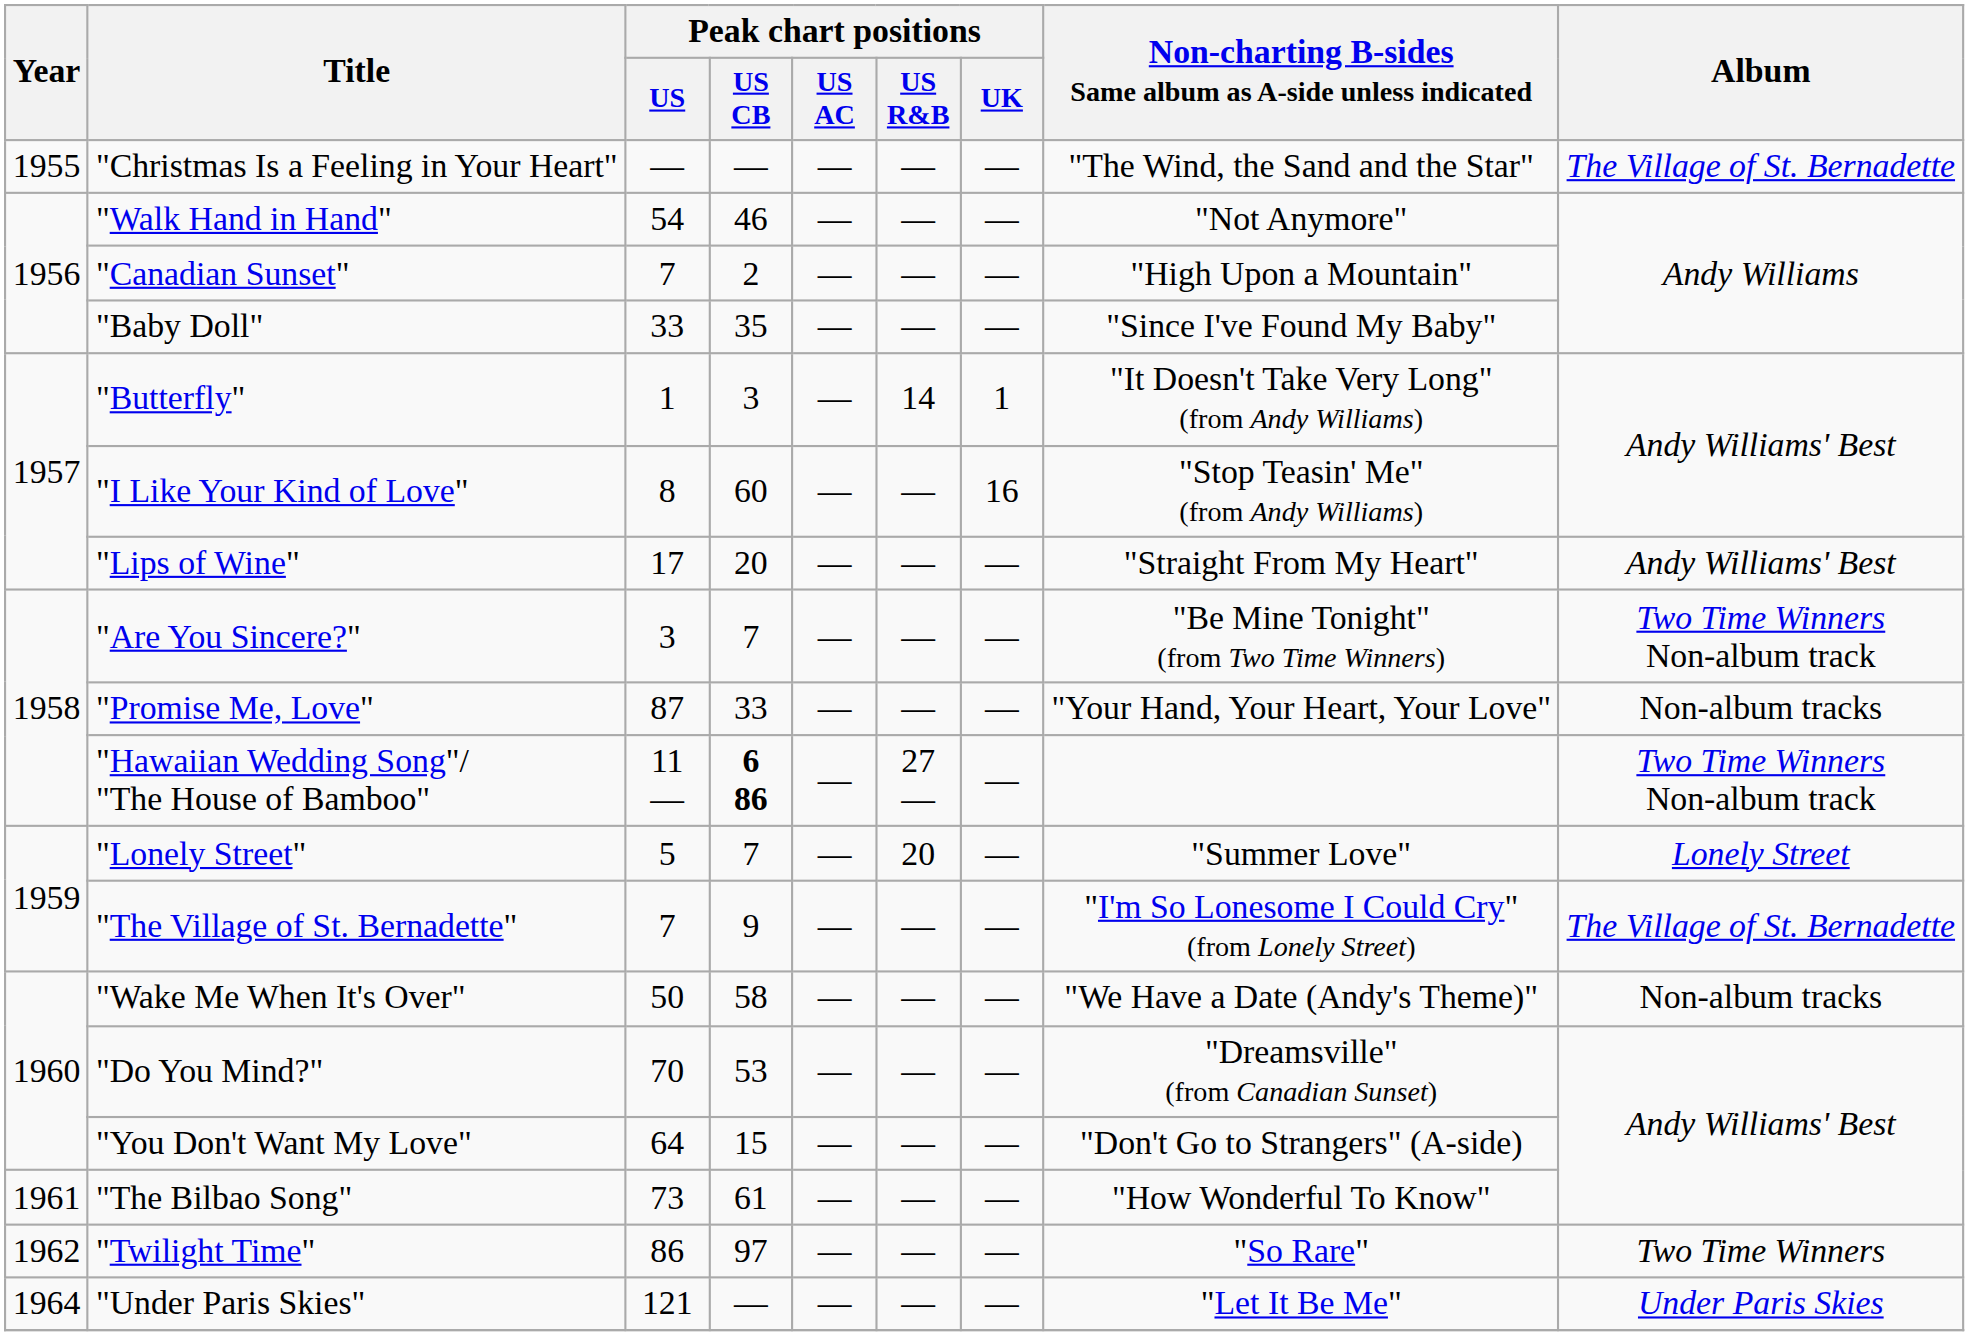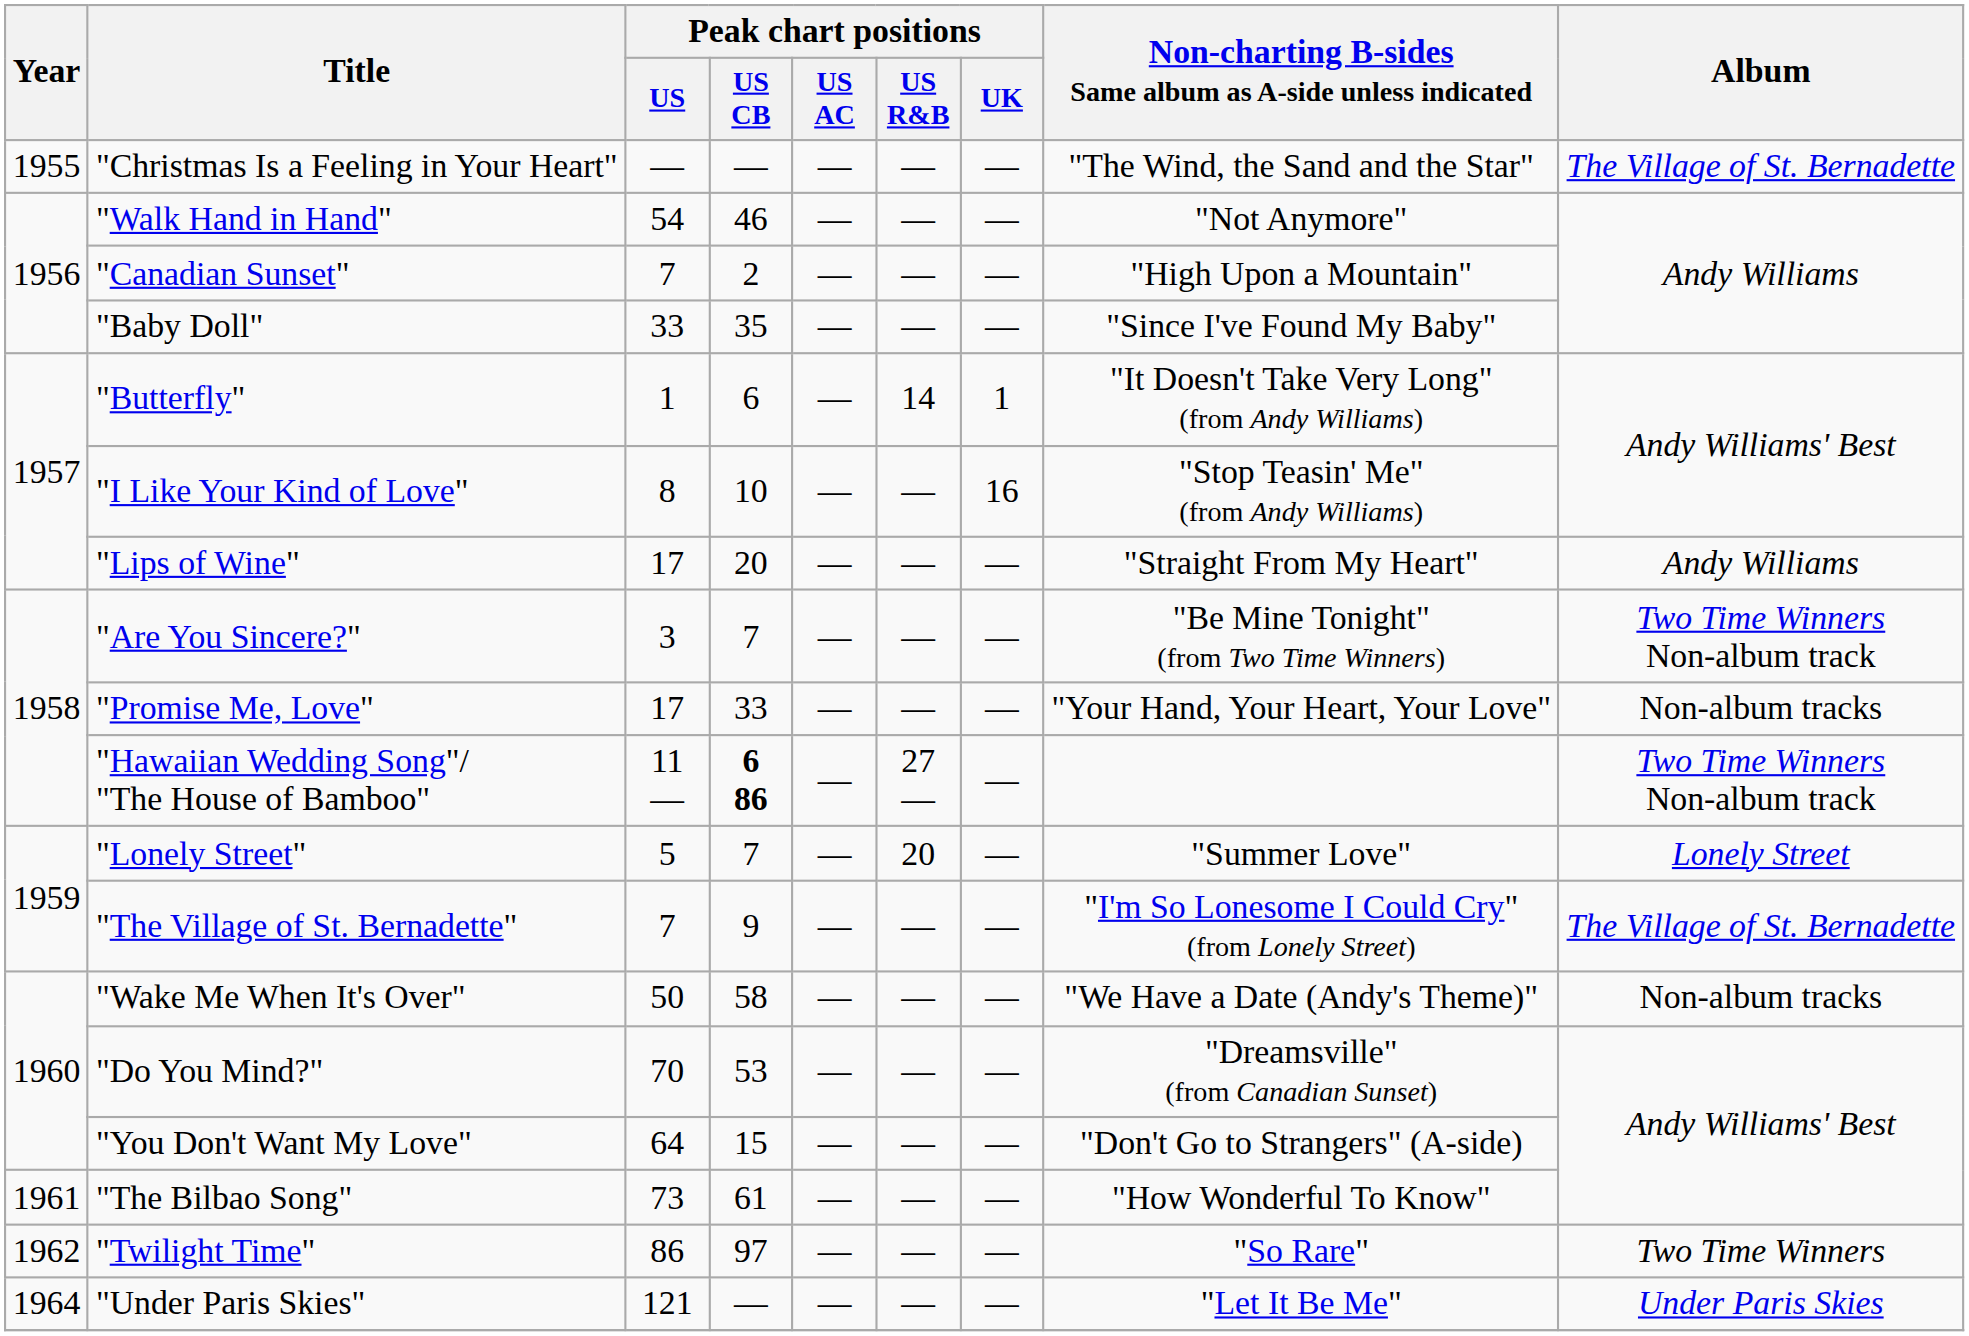(751, 398) 3 -> (751, 398) 6
(751, 490) 60 -> (751, 490) 10
(1761, 562) Andy Williams' Best -> (1761, 562) Andy Williams
(667, 707) 87 -> (667, 707) 17
